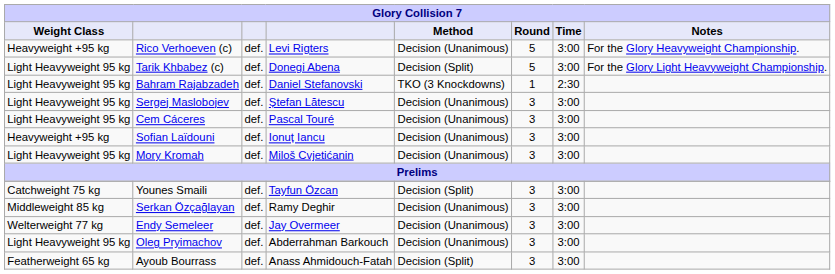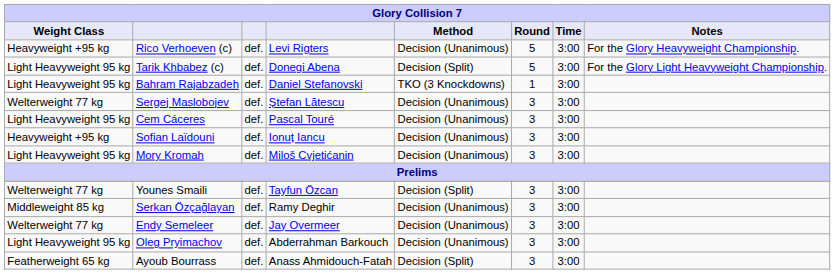(569, 84) 2:30 -> (569, 84) 3:00
(69, 102) Light Heavyweight 95 kg -> (55, 102) Welterweight 77 kg
(54, 190) Catchweight 75 kg -> (55, 190) Welterweight 77 kg
